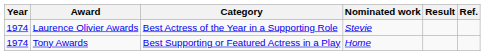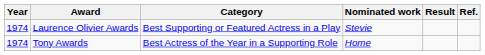(240, 27) Best Actress of the Year in a Supporting Role -> (242, 27) Best Supporting or Featured Actress in a Play
(242, 43) Best Supporting or Featured Actress in a Play -> (240, 43) Best Actress of the Year in a Supporting Role
